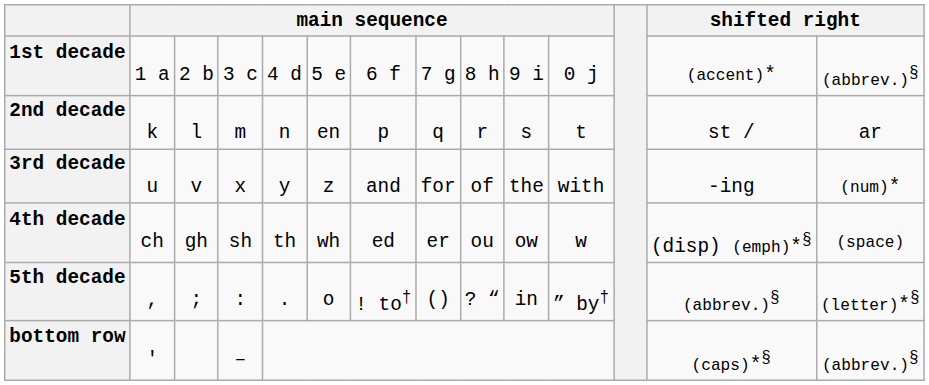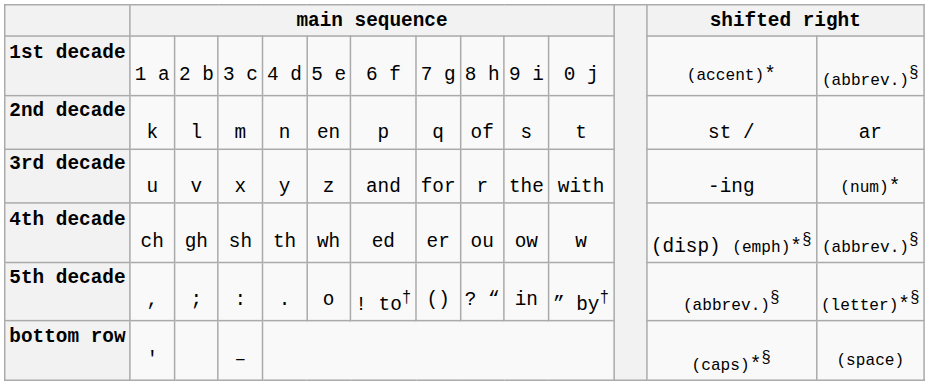(482, 133) r -> (482, 133) of
(482, 187) of -> (482, 187) r
(870, 242) (space) -> (870, 243) (abbrev.)§
(870, 361) (abbrev.)§ -> (870, 360) (space)
